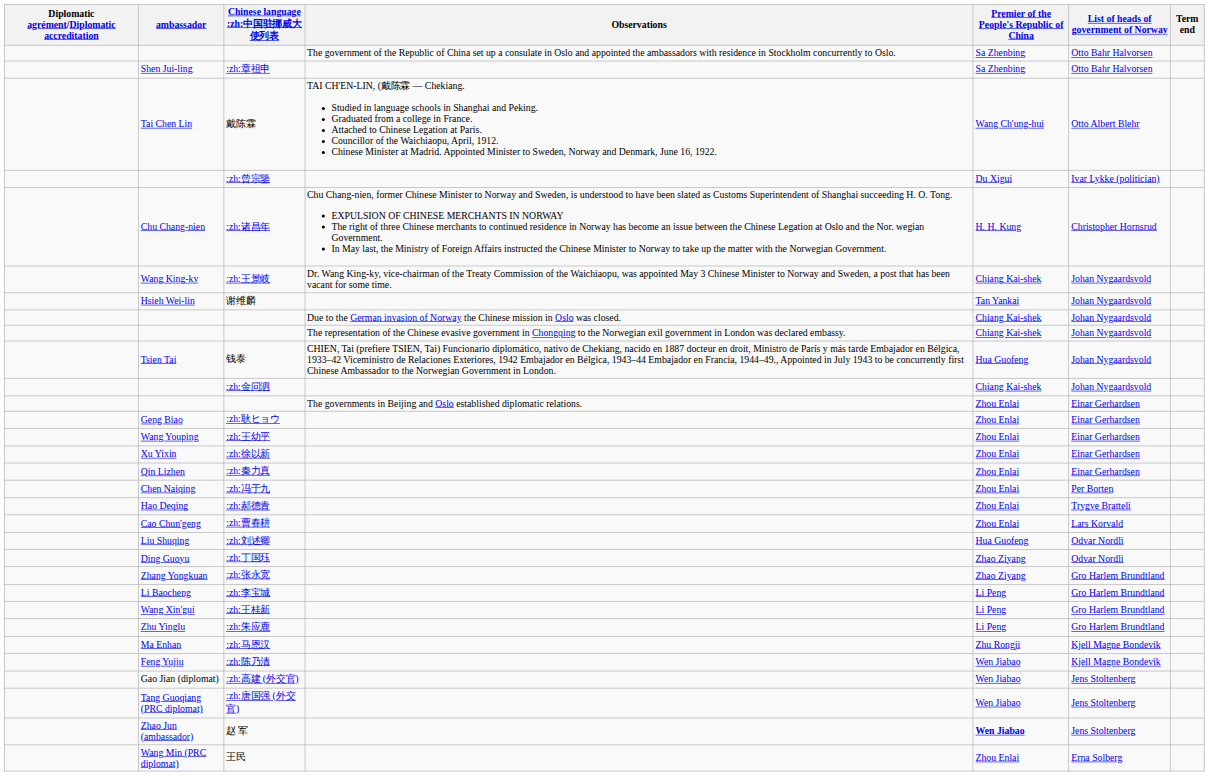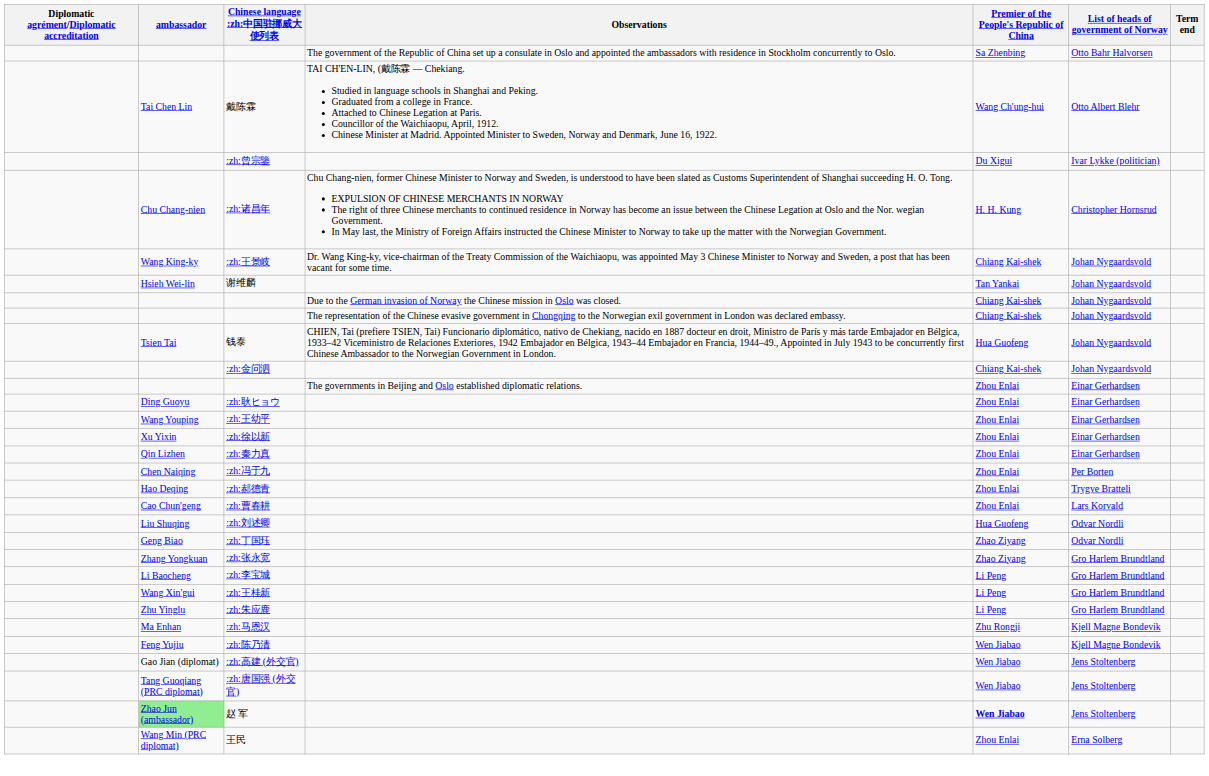- row: (248, 69)
(162, 419) Geng Biao -> (165, 402) Ding Guoyu
(165, 558) Ding Guoyu -> (162, 541) Geng Biao
(167, 731) no background -> (167, 714) lightgreen background
